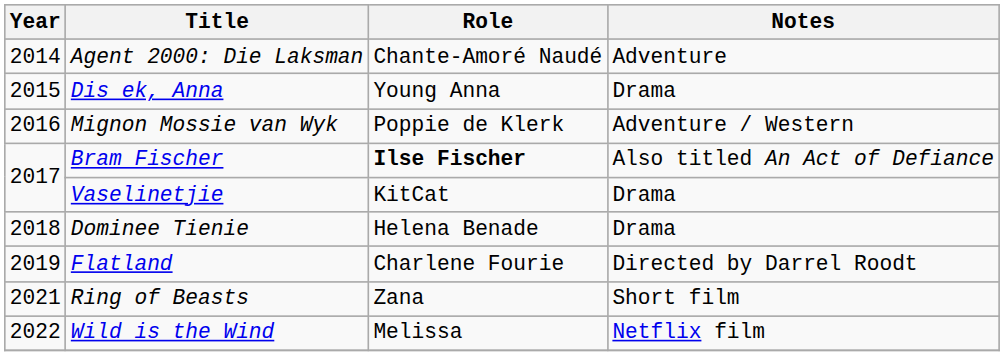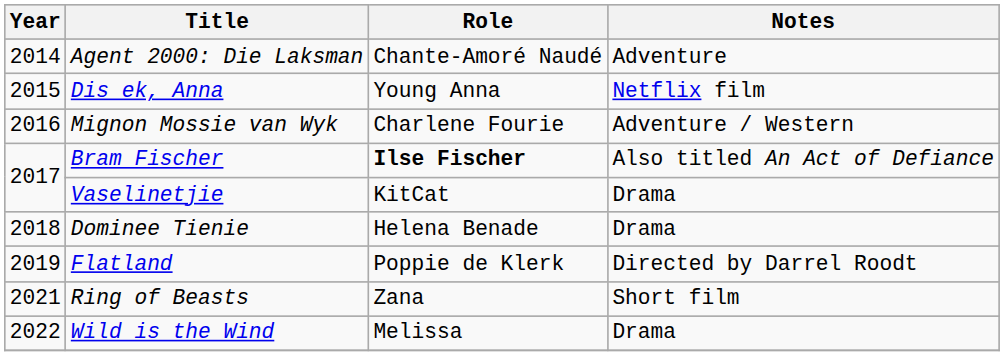(644, 91) Drama -> (689, 91) Netflix film
(469, 126) Poppie de Klerk -> (469, 126) Charlene Fourie
(469, 264) Charlene Fourie -> (469, 264) Poppie de Klerk
(689, 333) Netflix film -> (644, 333) Drama
